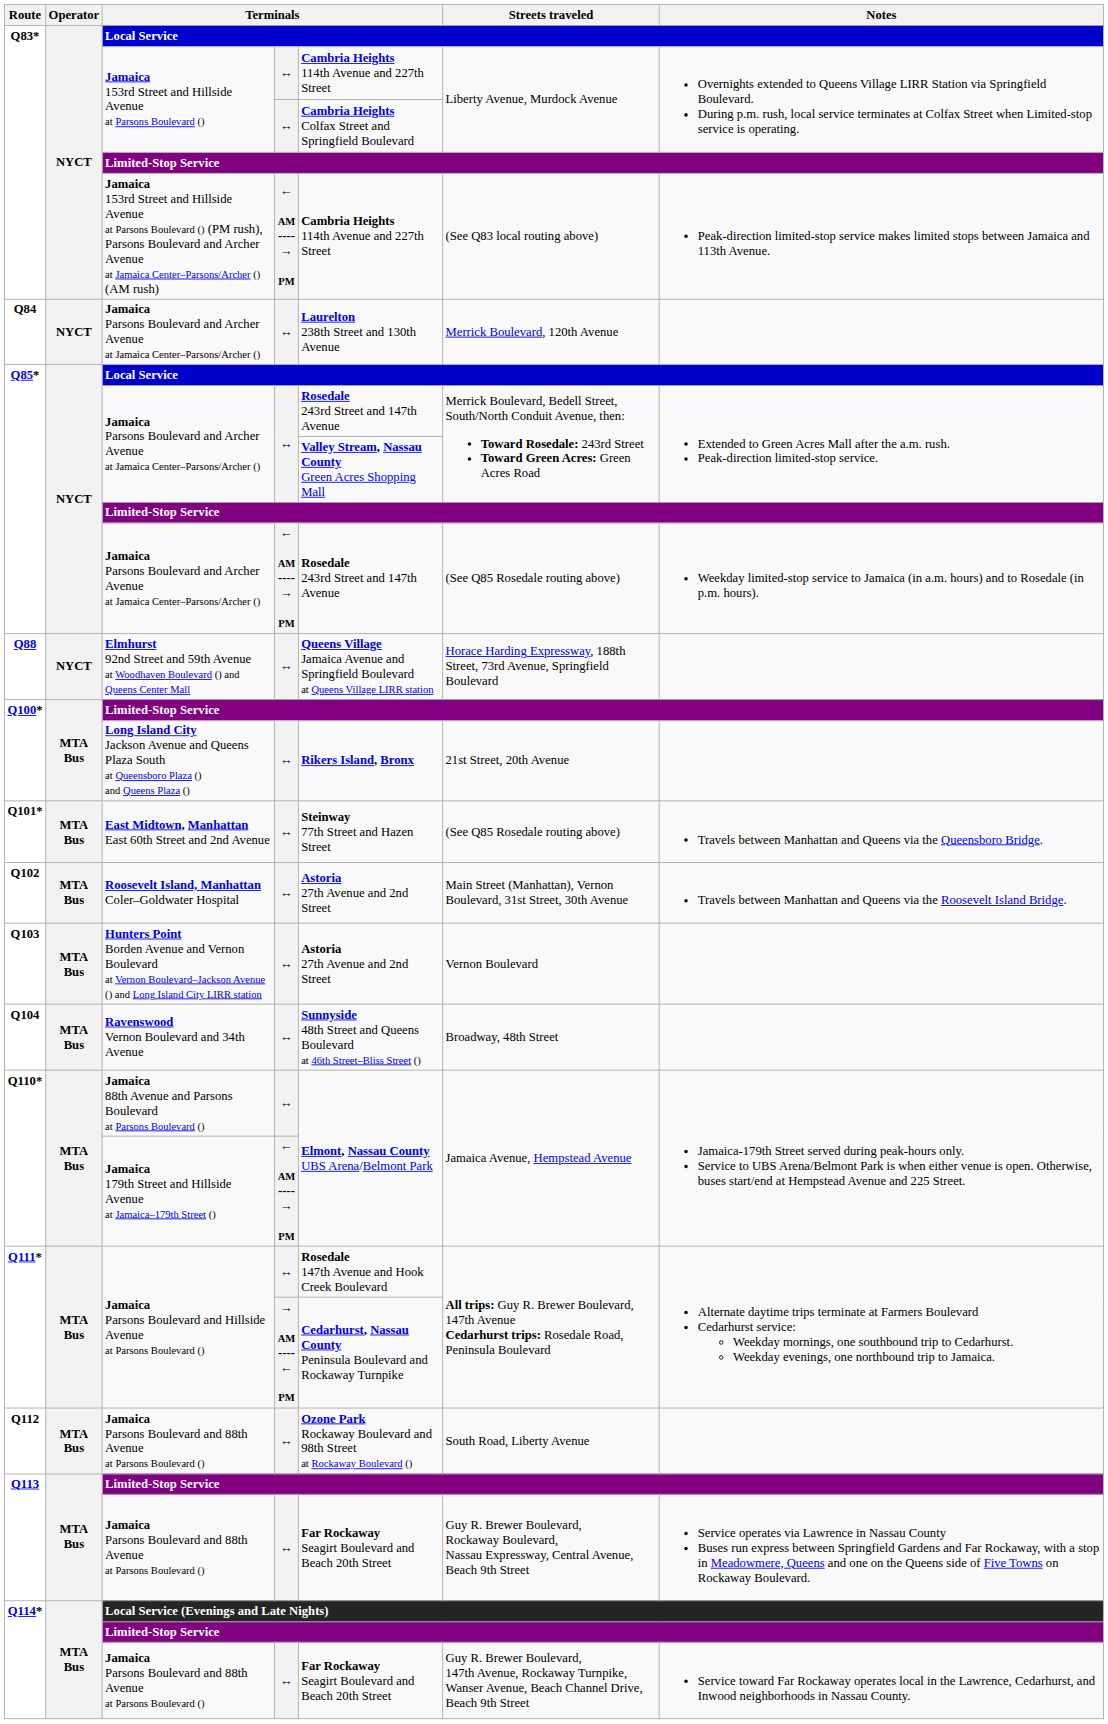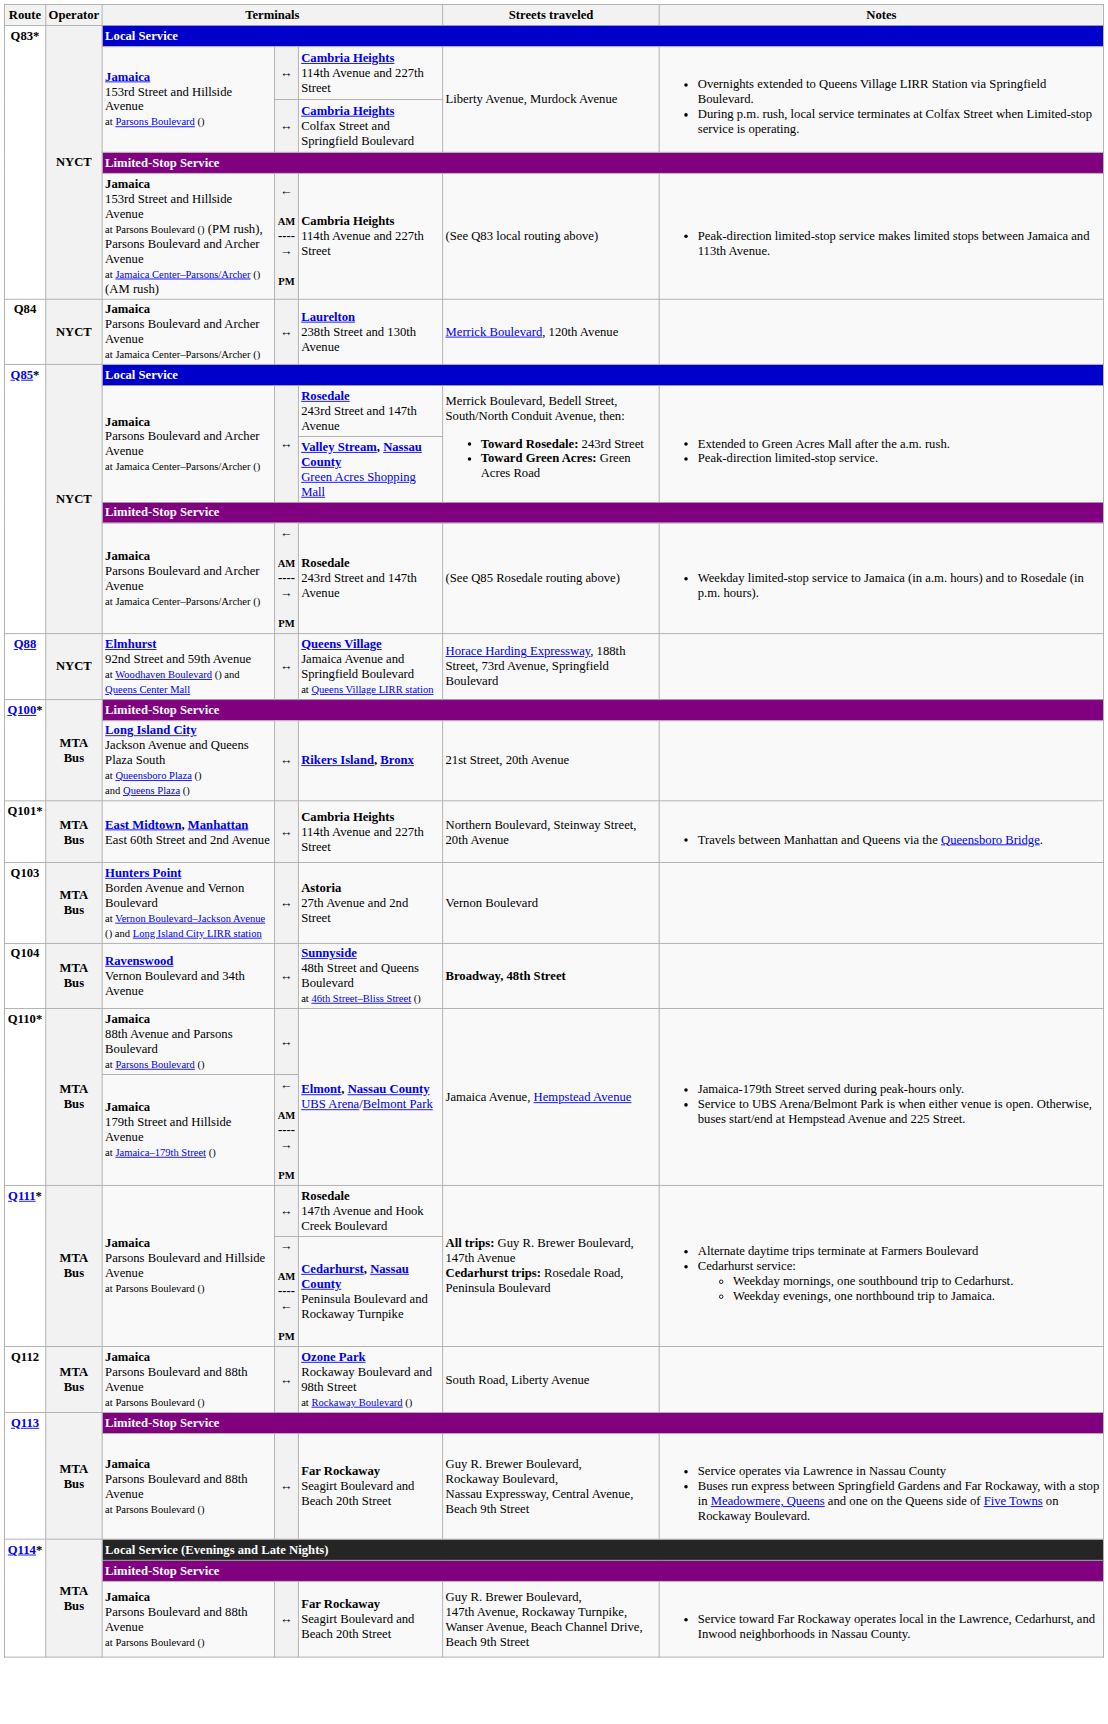(357, 832) Steinway 77th Street and Hazen Street -> (363, 832) Cambria Heights 114th Avenue and 227th Street
(533, 832) (See Q85 Rosedale routing above) -> (541, 832) Northern Boulevard, Steinway Street, 20th Avenue
- row: (25, 873)
(502, 1037) normal -> (506, 976) bold
